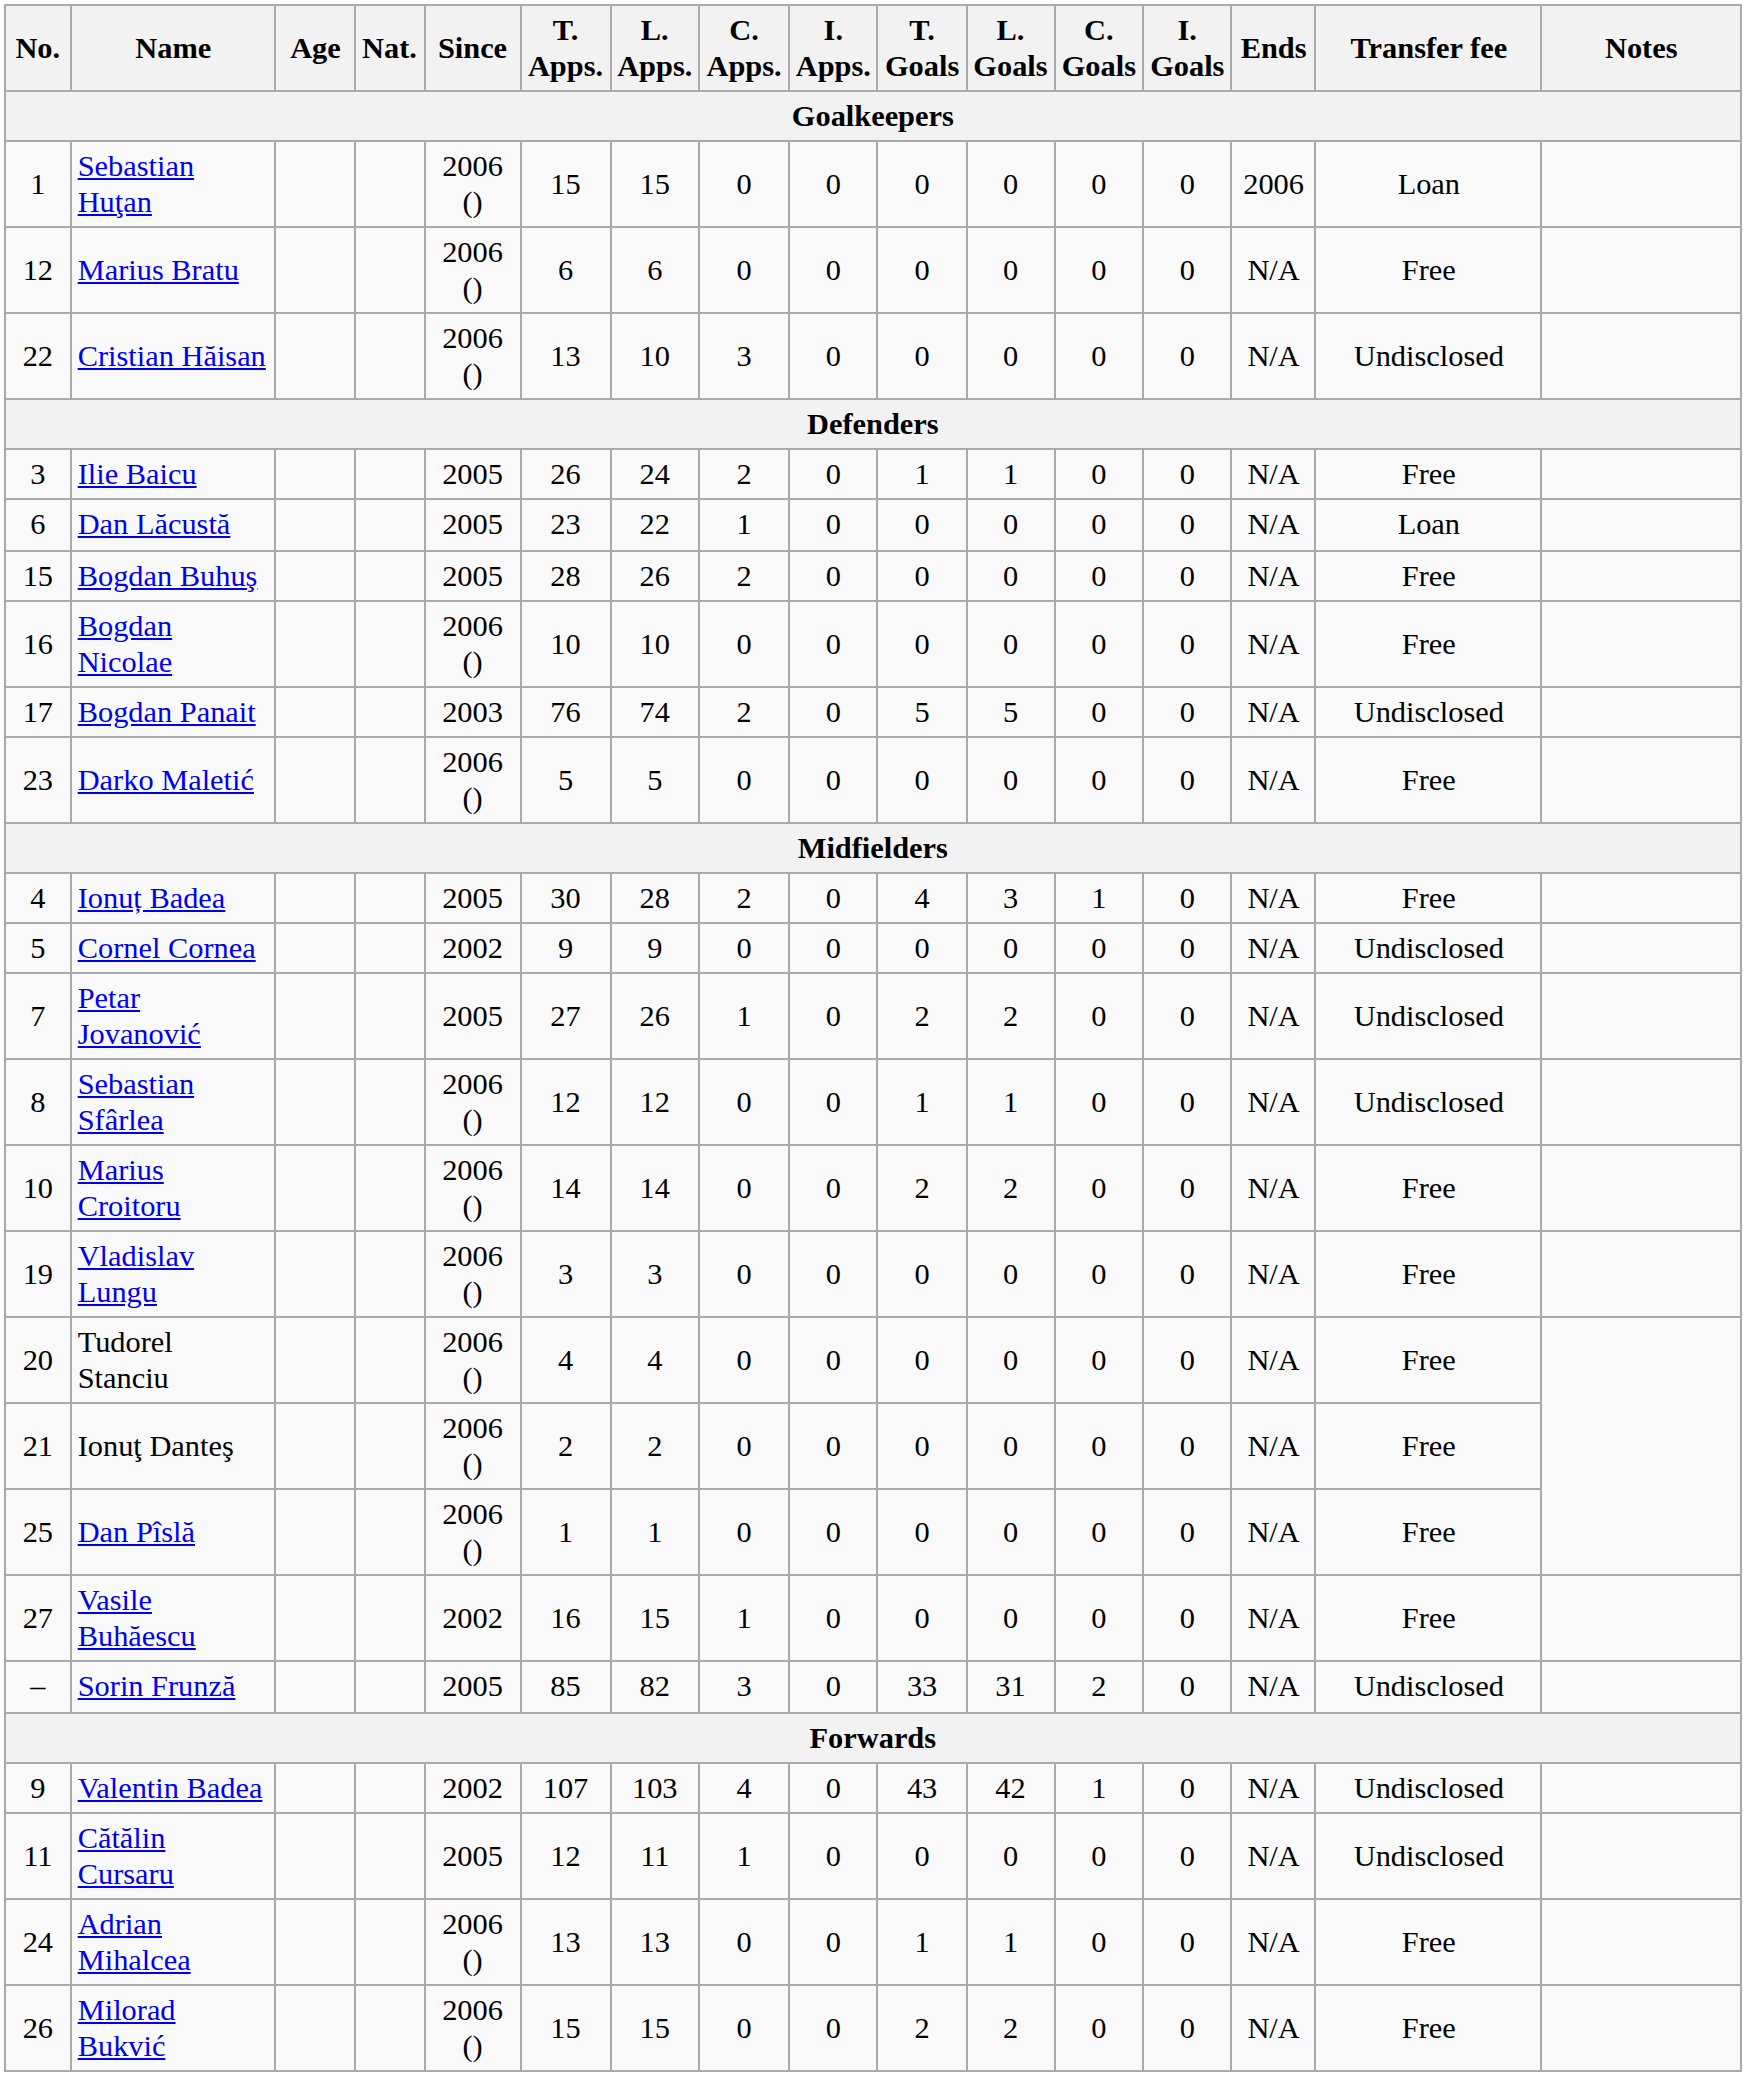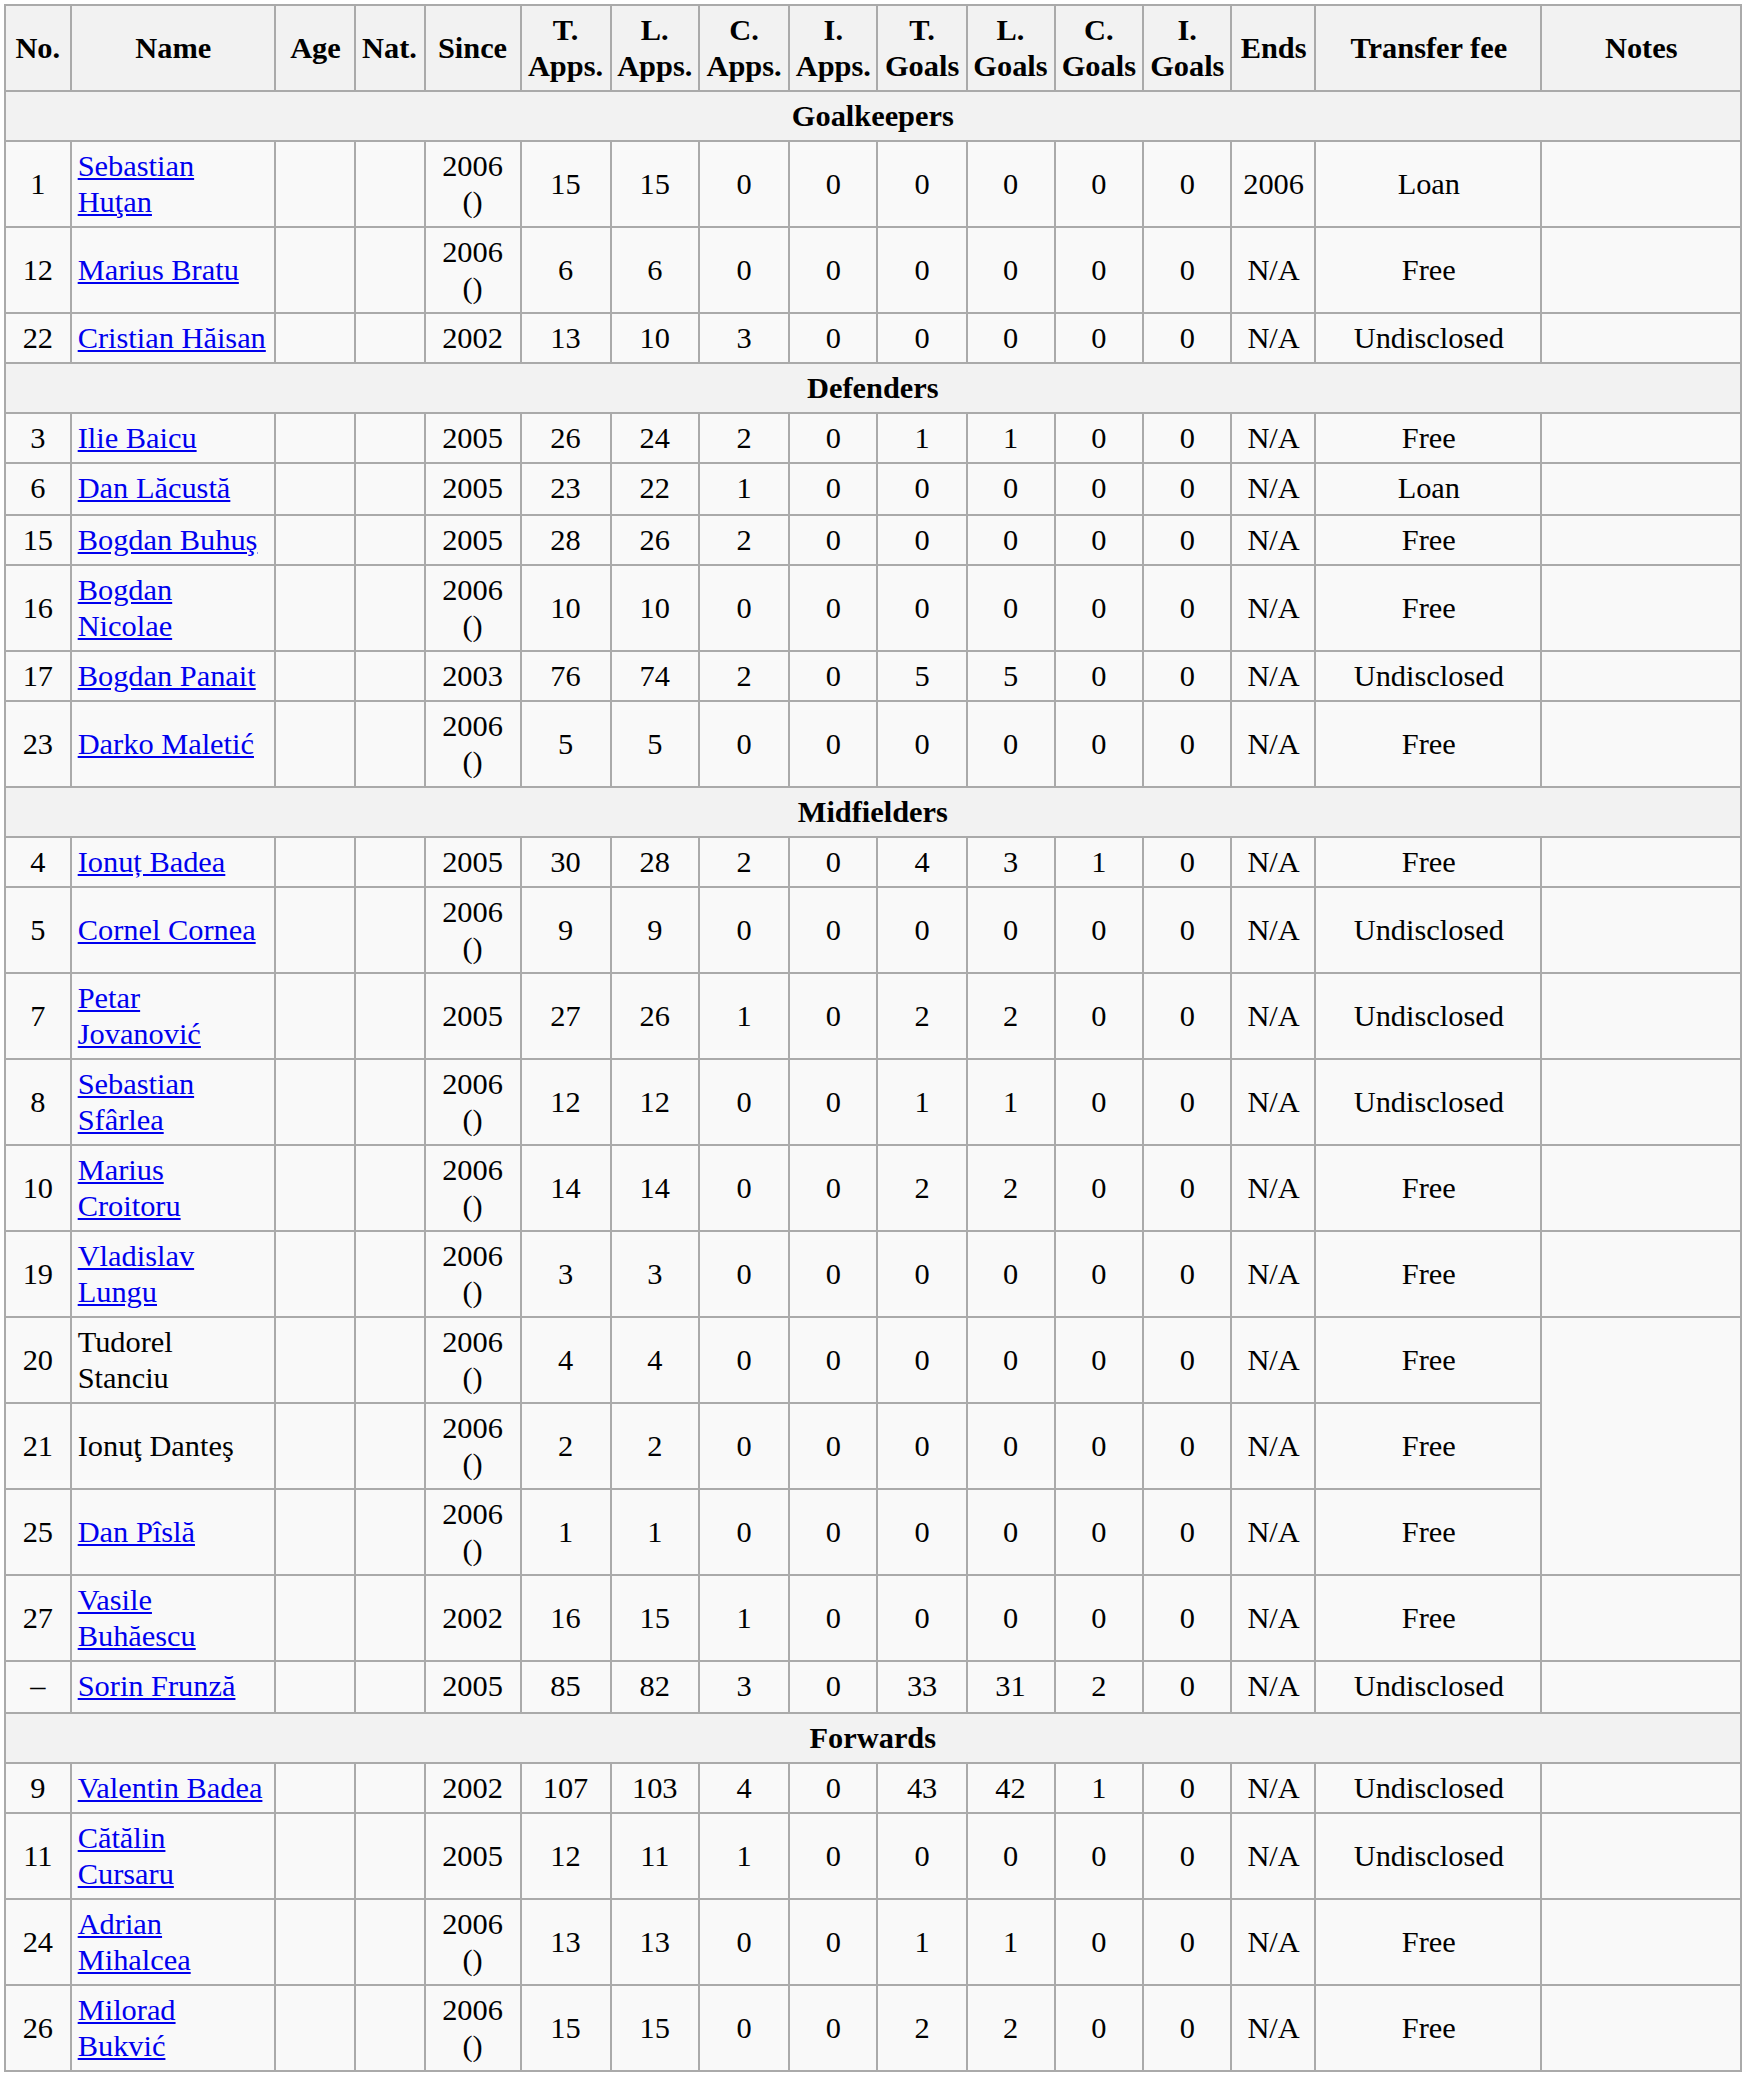(472, 356) 2006 () -> (472, 338) 2002
(472, 947) 2002 -> (472, 929) 2006 ()
